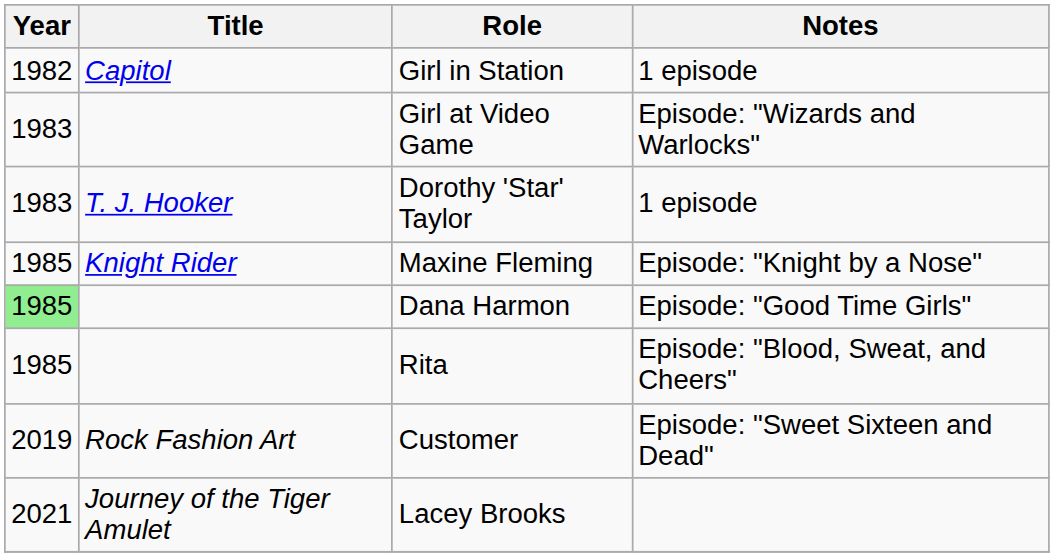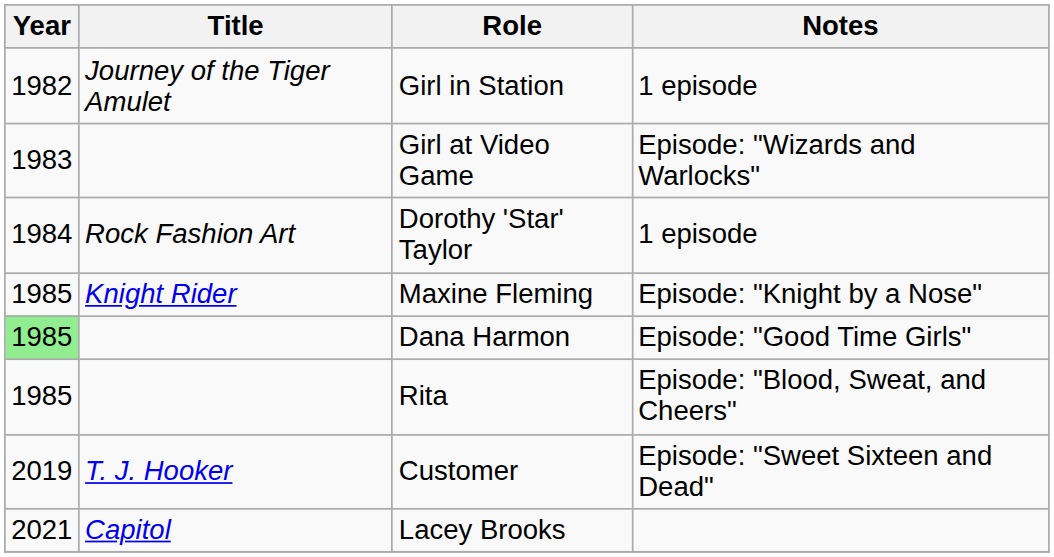(128, 69) Capitol -> (207, 85) Journey of the Tiger Amulet
(42, 203) 1983 -> (42, 234) 1984
(159, 203) T. J. Hooker -> (190, 234) Rock Fashion Art
(190, 440) Rock Fashion Art -> (159, 471) T. J. Hooker
(207, 514) Journey of the Tiger Amulet -> (128, 530) Capitol
